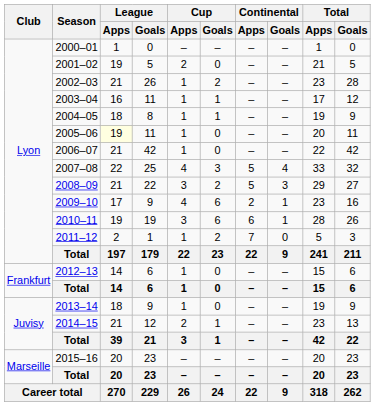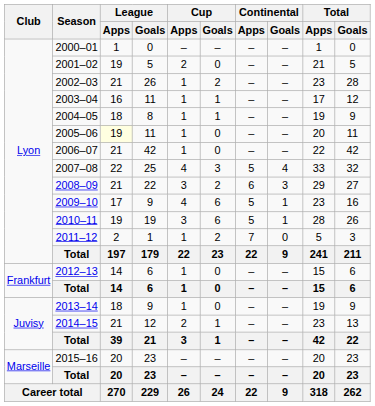(251, 185) 5 -> (251, 185) 6
(251, 202) 2 -> (251, 202) 5
(251, 220) 6 -> (251, 220) 5
